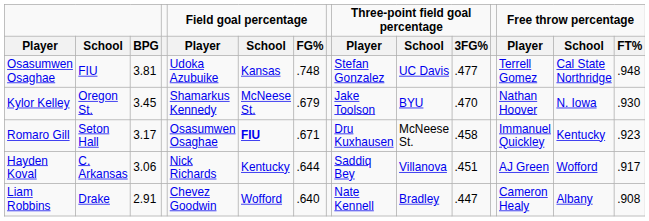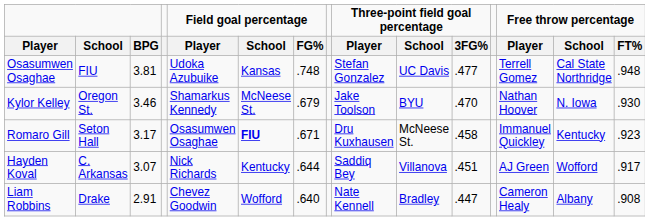(145, 103) 3.45 -> (145, 103) 3.46
(145, 167) 3.06 -> (145, 167) 3.07
